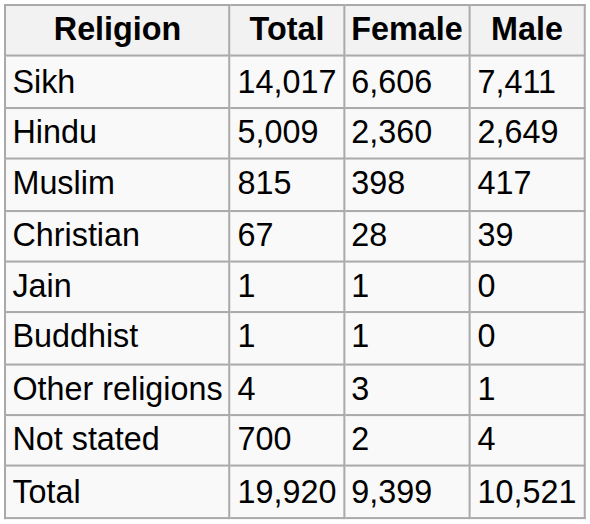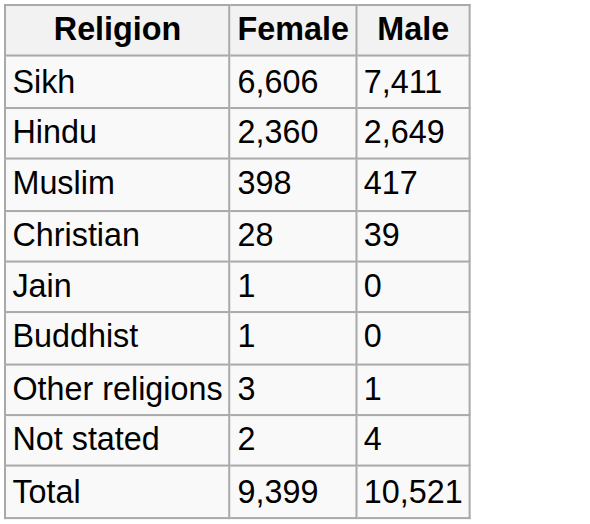- column: (287, 30)
